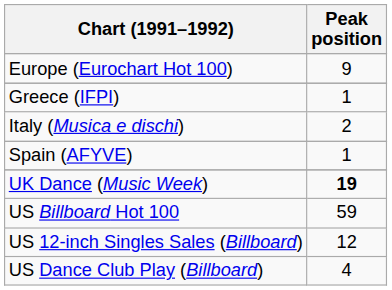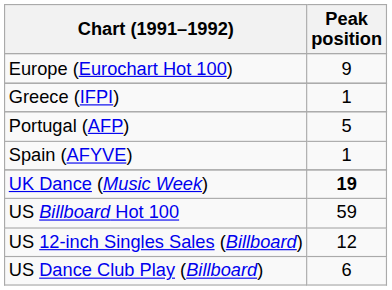- row: (96, 126)
+ row: (69, 126)
(347, 270) 4 -> (347, 270) 6
